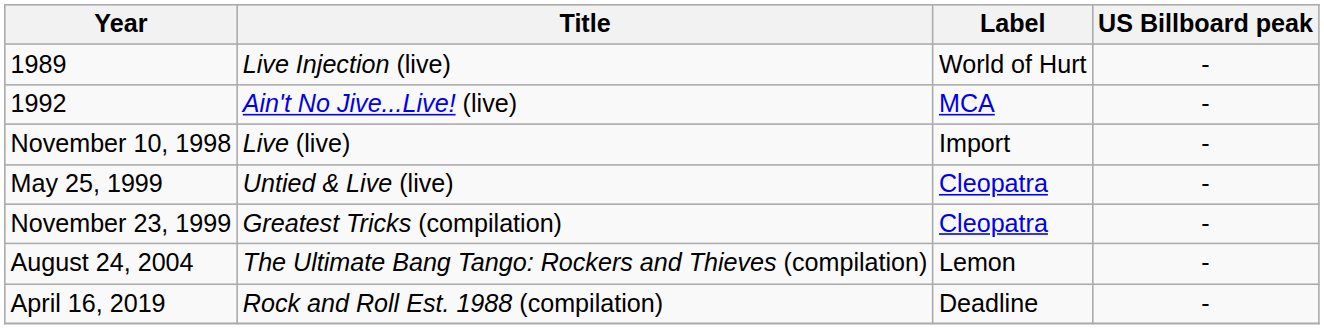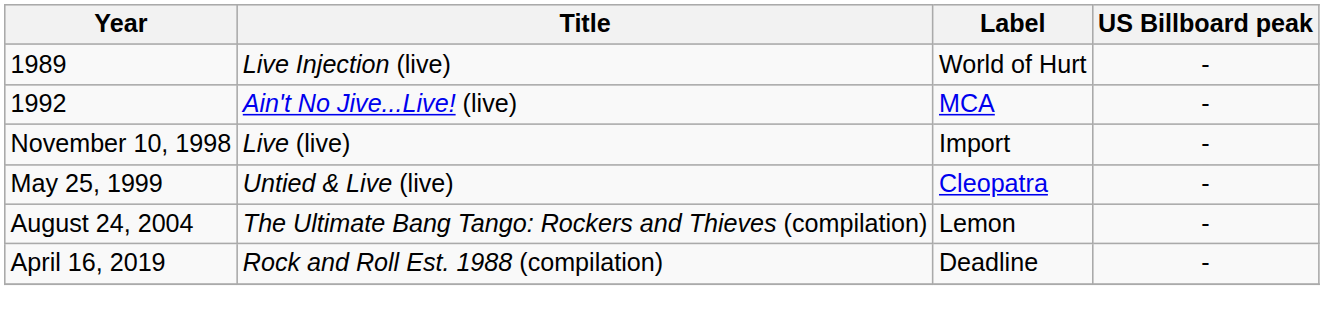- row: (121, 223)
